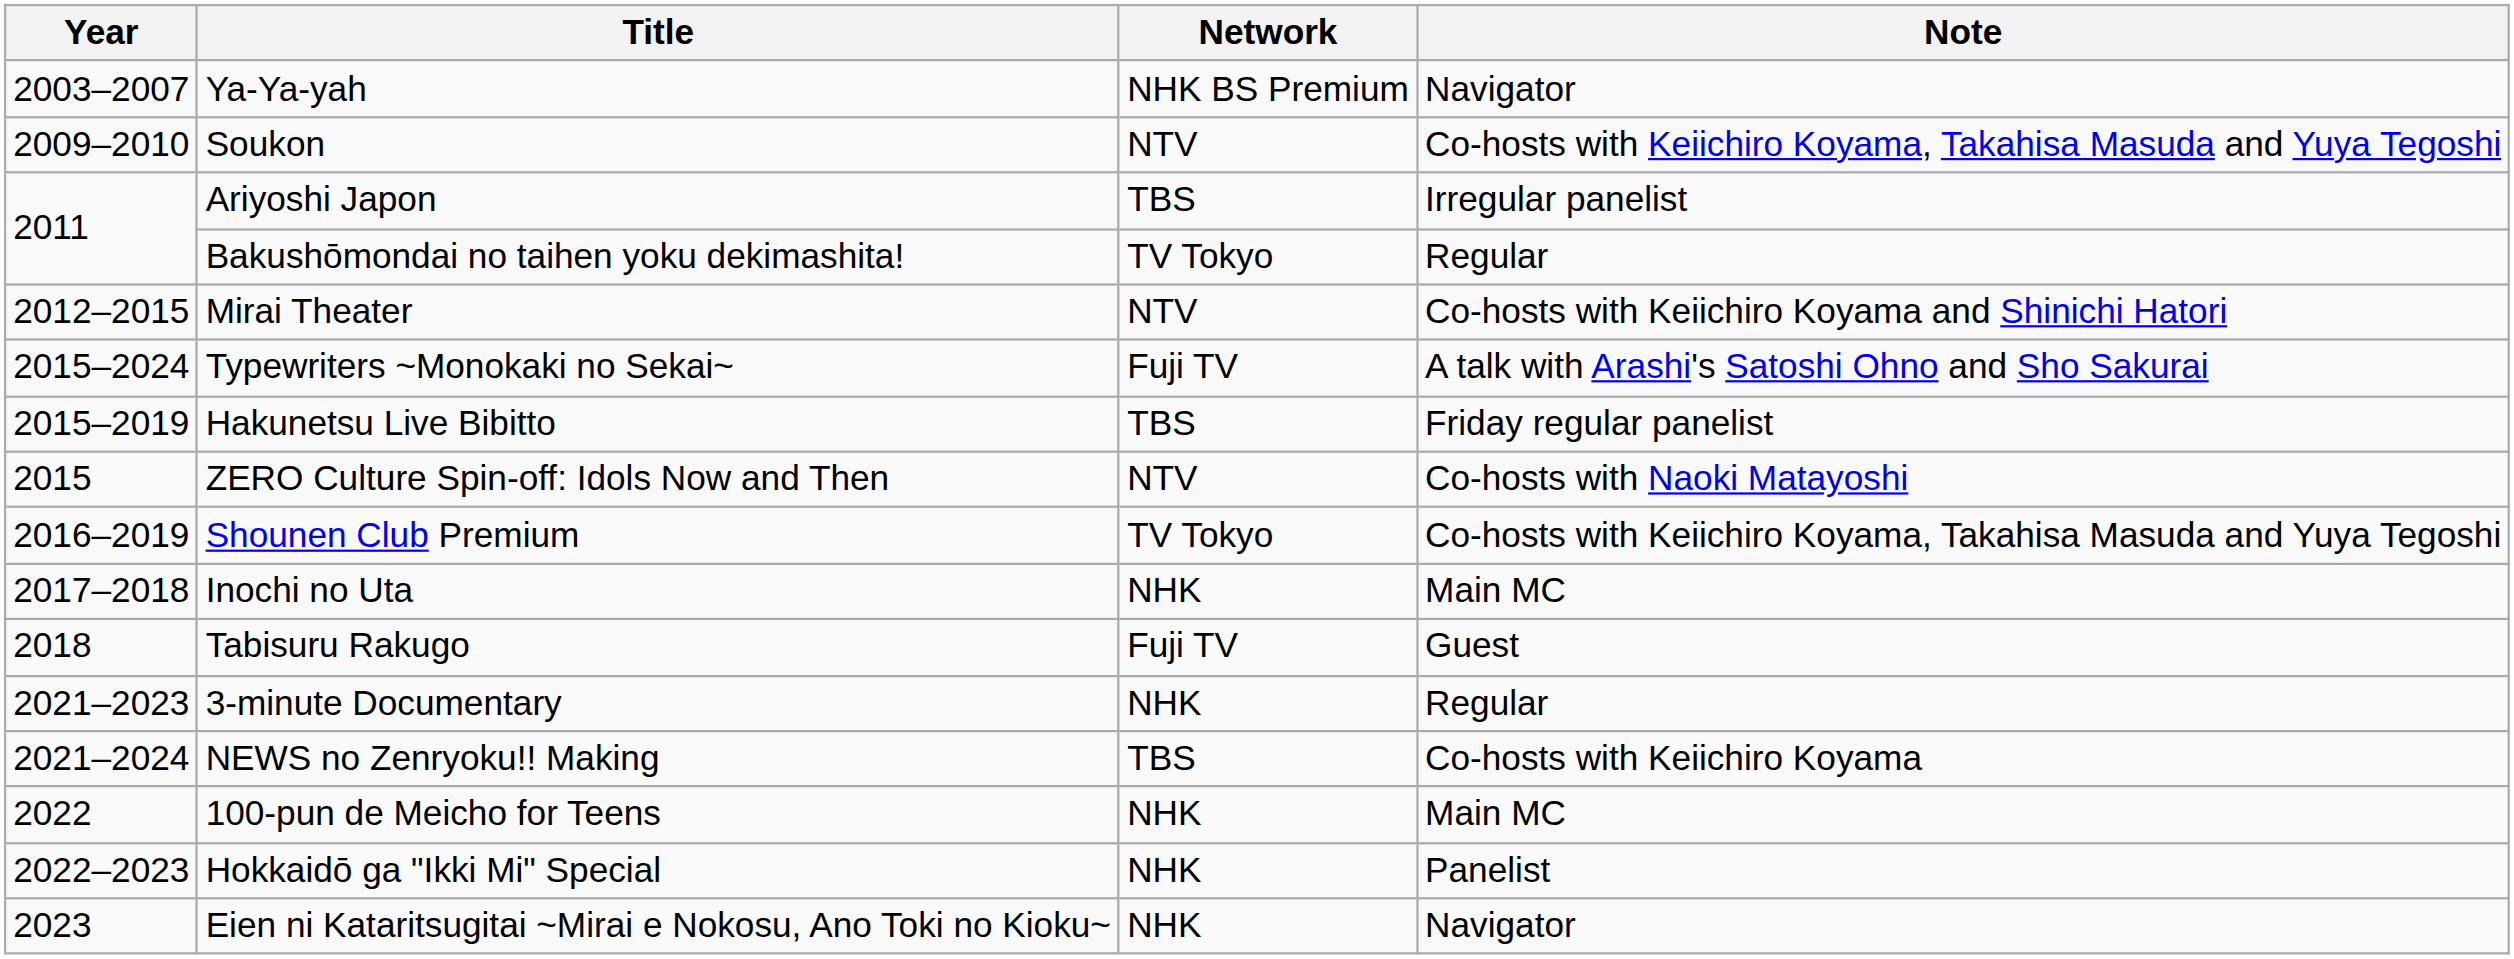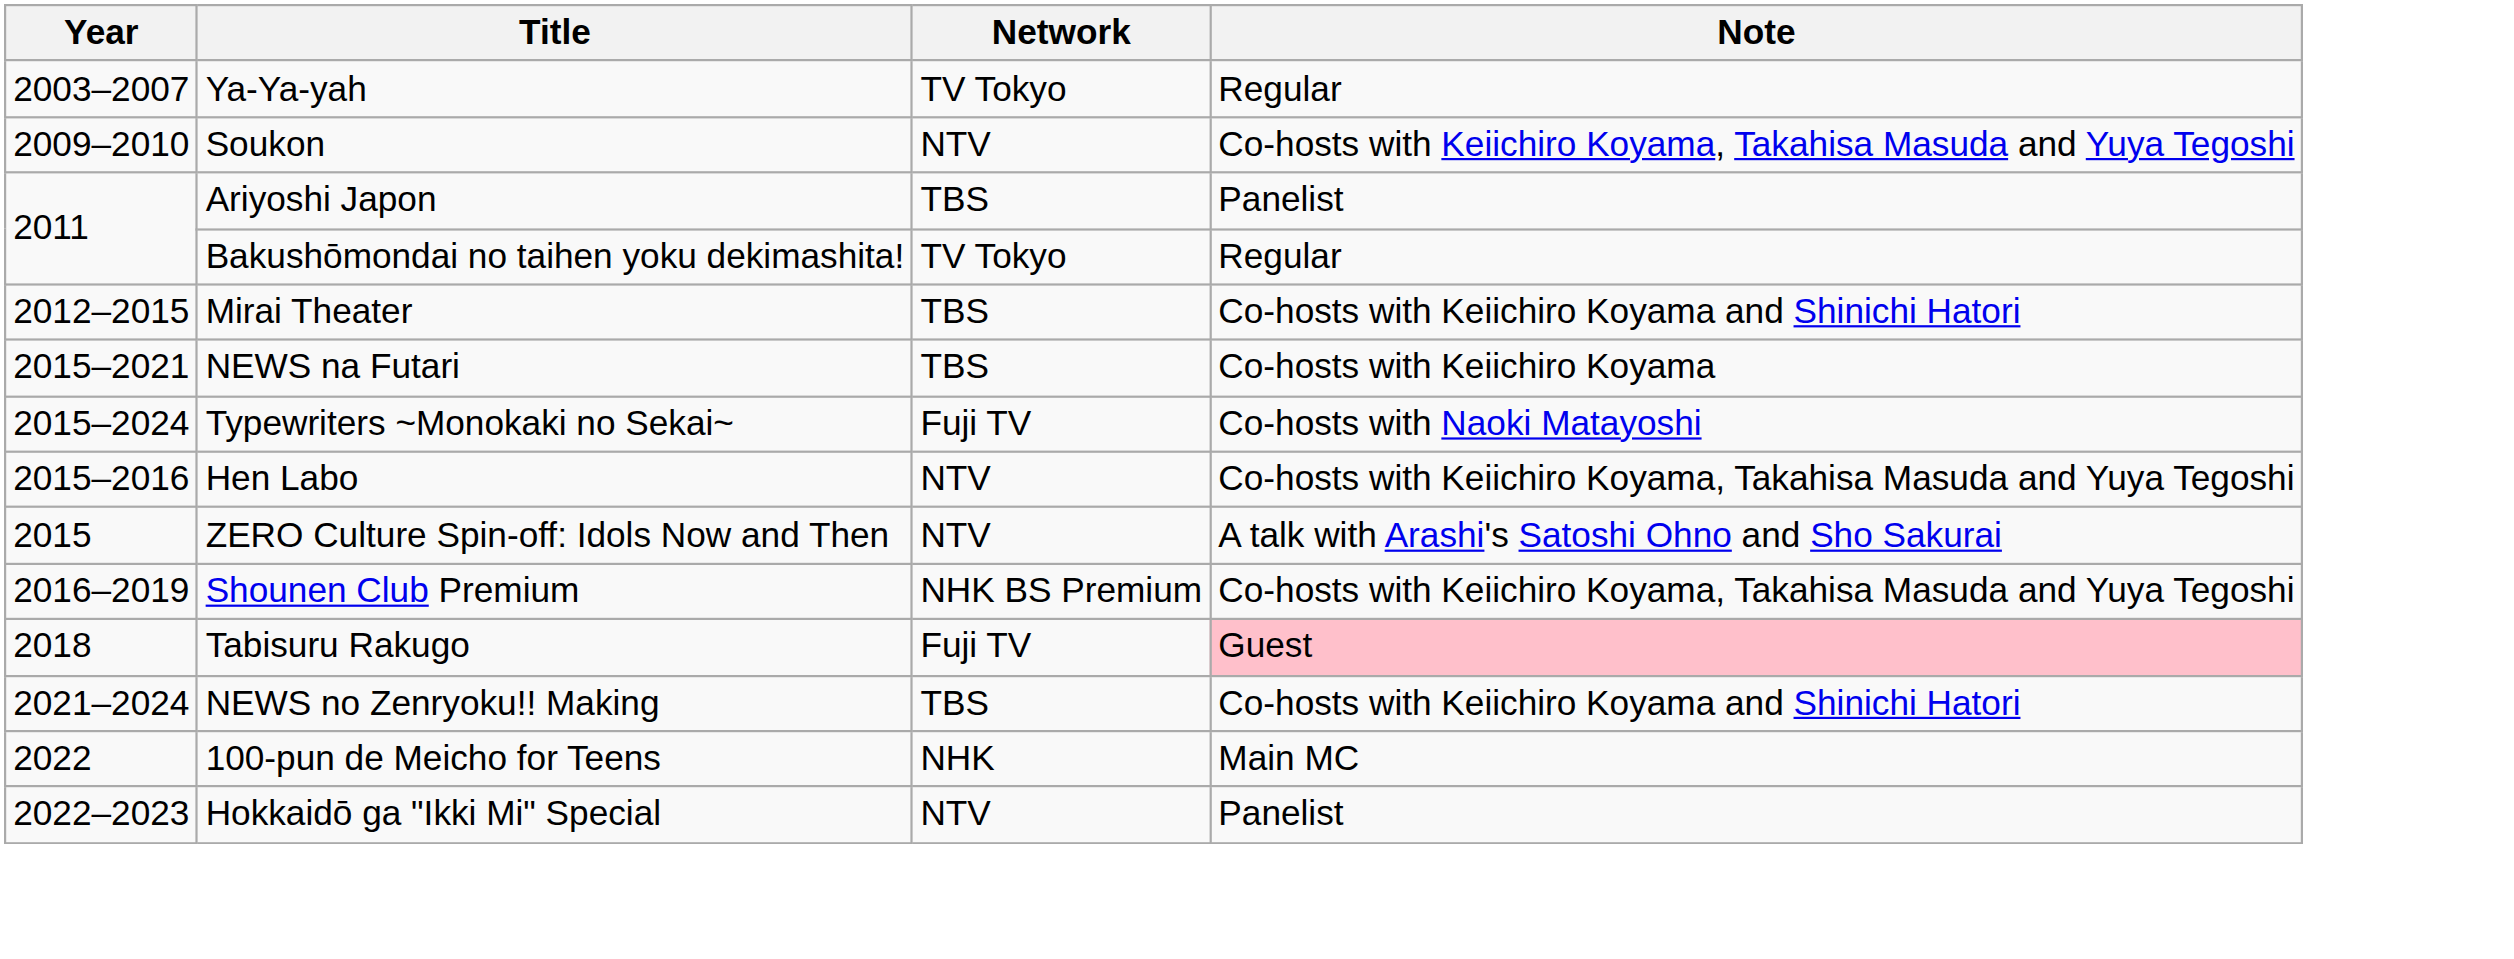(1268, 88) NHK BS Premium -> (993, 88) TV Tokyo
(1500, 88) Navigator -> (1280, 88) Regular
(1556, 199) Irregular panelist -> (1281, 199) Panelist
(1162, 311) NTV -> (955, 311) TBS
+ row: (333, 367)
(1817, 367) A talk with Arashi's Satoshi Ohno and Sho Sakurai -> (1460, 423) Co-hosts with Naoki Matayoshi
- row: (381, 423)
+ row: (282, 479)
(1667, 479) Co-hosts with Naoki Matayoshi -> (1610, 534) A talk with Arashi's Satoshi Ohno and Sho Sakurai
(1200, 534) TV Tokyo -> (1061, 590) NHK BS Premium
- row: (309, 590)
(1472, 646) no background -> (1265, 646) pink background
- row: (384, 702)
(1674, 758) Co-hosts with Keiichiro Koyama -> (1619, 702) Co-hosts with Keiichiro Koyama and Shinichi Hatori
(1164, 869) NHK -> (956, 813) NTV
- row: (658, 925)
